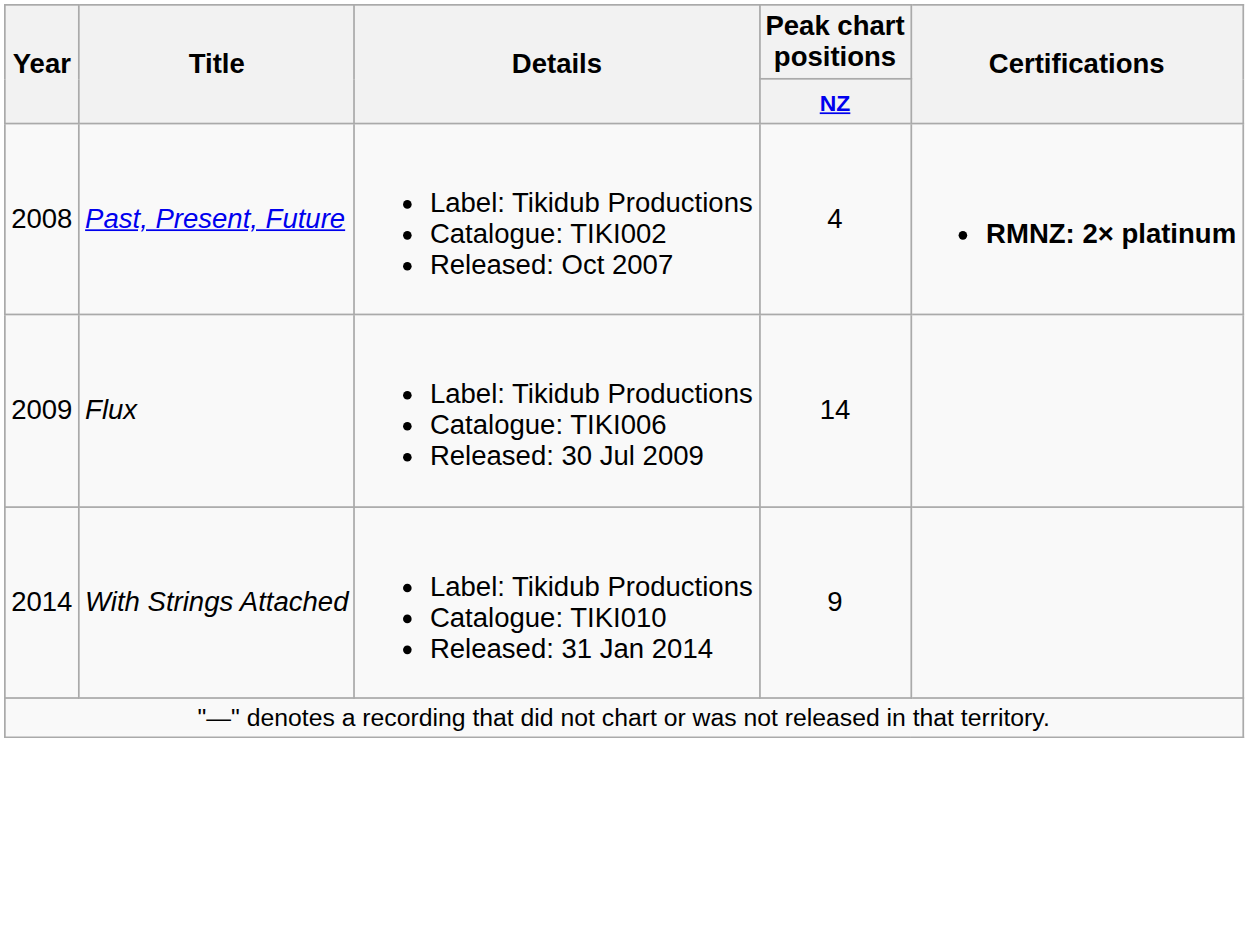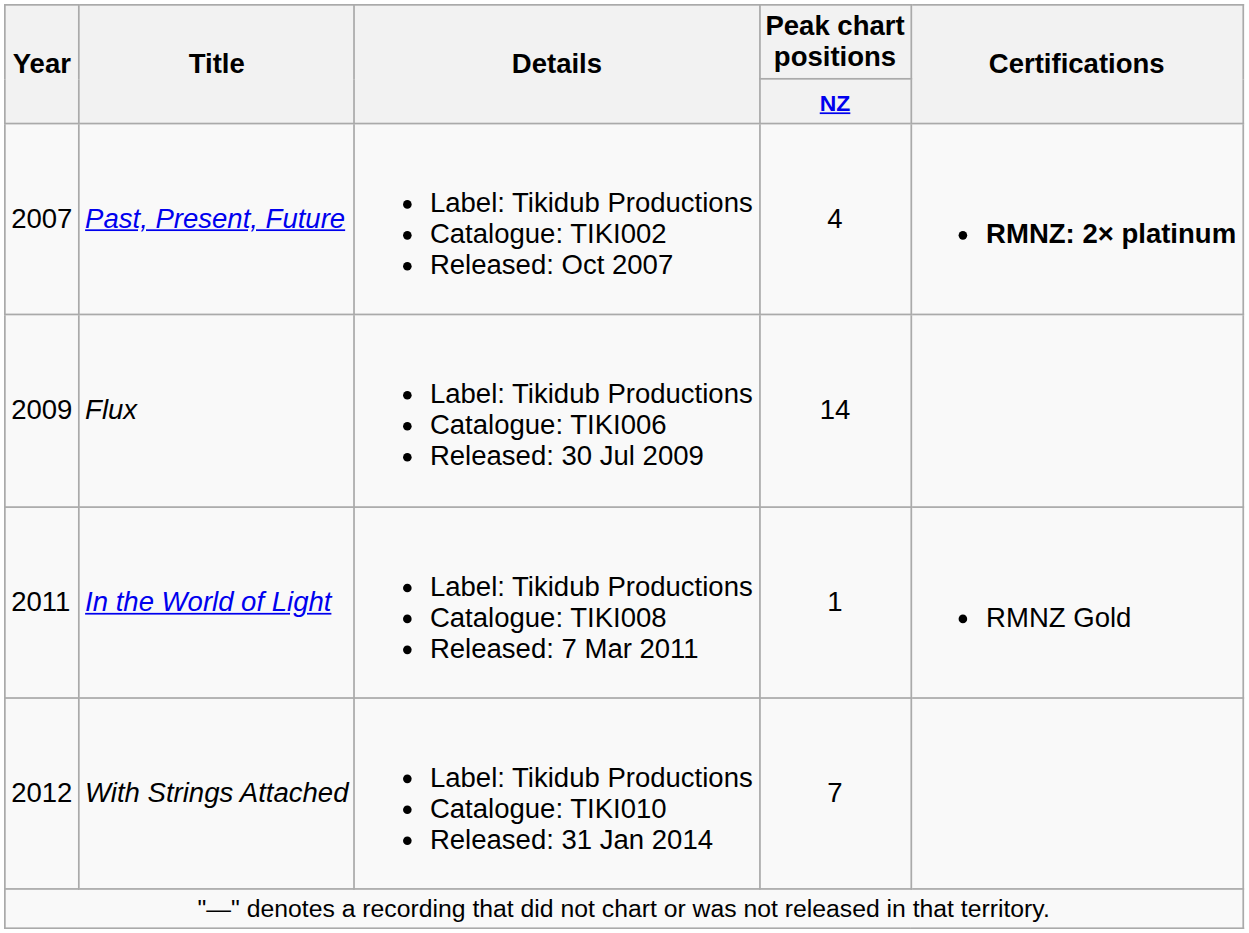(42, 218) 2008 -> (42, 218) 2007
+ row: (208, 601)
(42, 601) 2014 -> (42, 793) 2012
(835, 601) 9 -> (835, 793) 7
